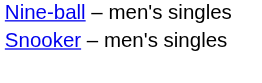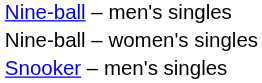+ row: (131, 40)
